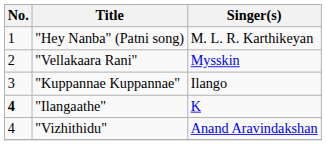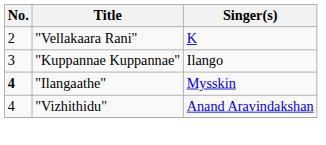- row: (110, 38)
(215, 60) Mysskin -> (192, 38) K
(196, 106) K -> (211, 83) Mysskin
